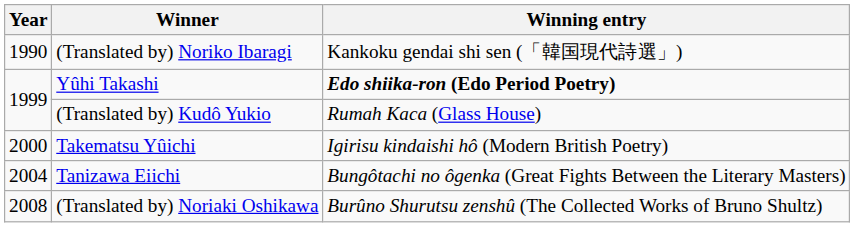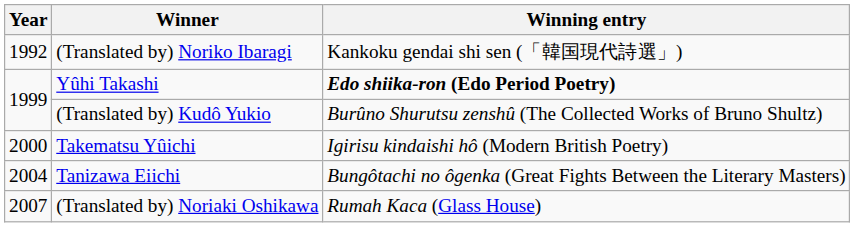(28, 51) 1990 -> (28, 51) 1992
(434, 114) Rumah Kaca (Glass House) -> (575, 114) Burûno Shurutsu zenshû (The Collected Works of Bruno Shultz)
(28, 206) 2008 -> (28, 206) 2007
(575, 206) Burûno Shurutsu zenshû (The Collected Works of Bruno Shultz) -> (434, 206) Rumah Kaca (Glass House)
